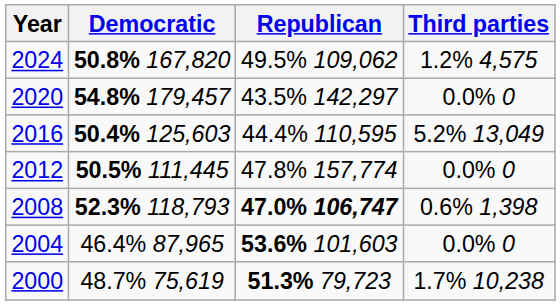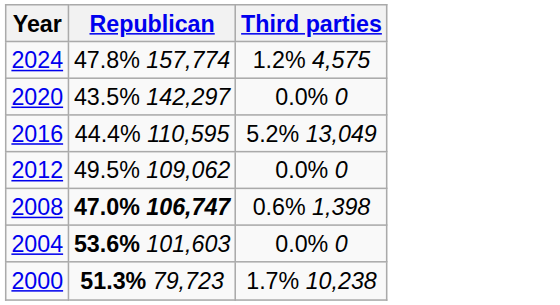- column: (152, 23)
(319, 60) 49.5% 109,062 -> (152, 60) 47.8% 157,774
(319, 171) 47.8% 157,774 -> (152, 171) 49.5% 109,062
